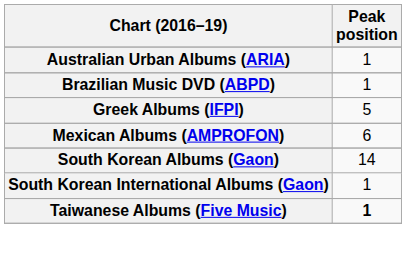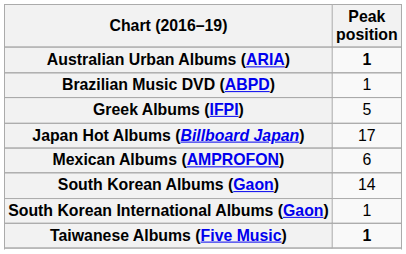(367, 60) normal -> (367, 60) bold
+ row: (168, 135)
